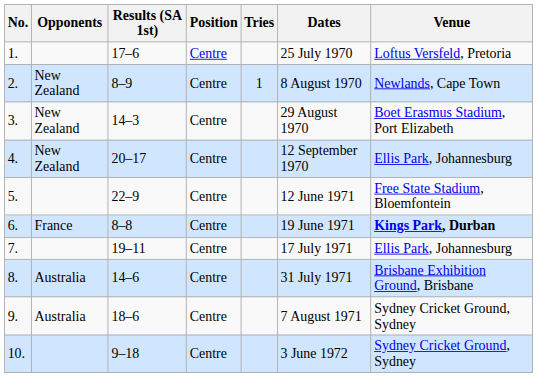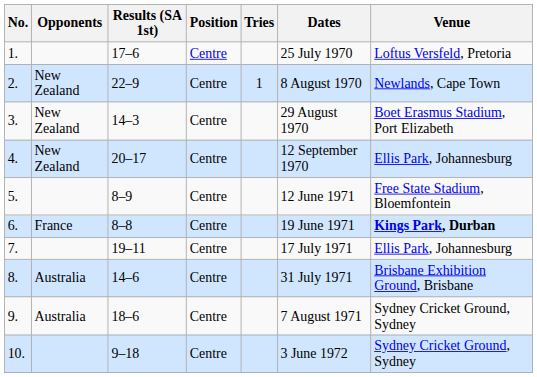(122, 83) 8–9 -> (125, 83) 22–9
(125, 196) 22–9 -> (122, 196) 8–9
